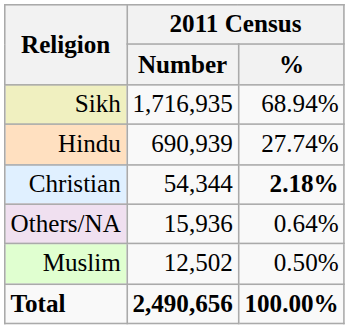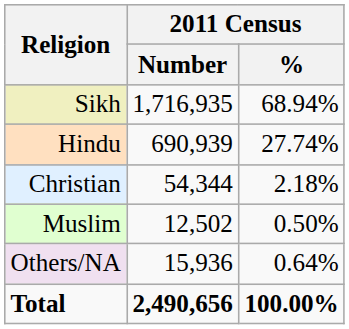(304, 183) bold -> (306, 183) normal
rows swapped: (82, 263) <-> (66, 223)
